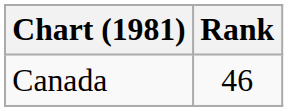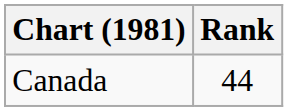(237, 79) 46 -> (237, 79) 44
